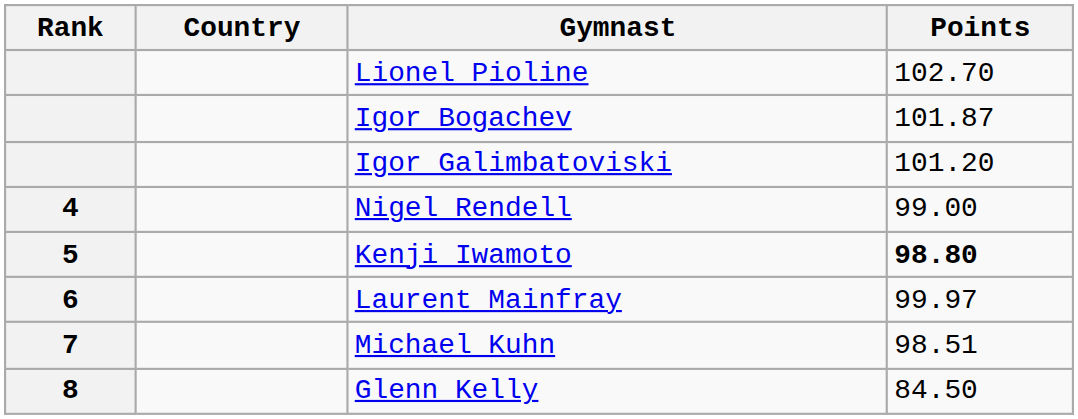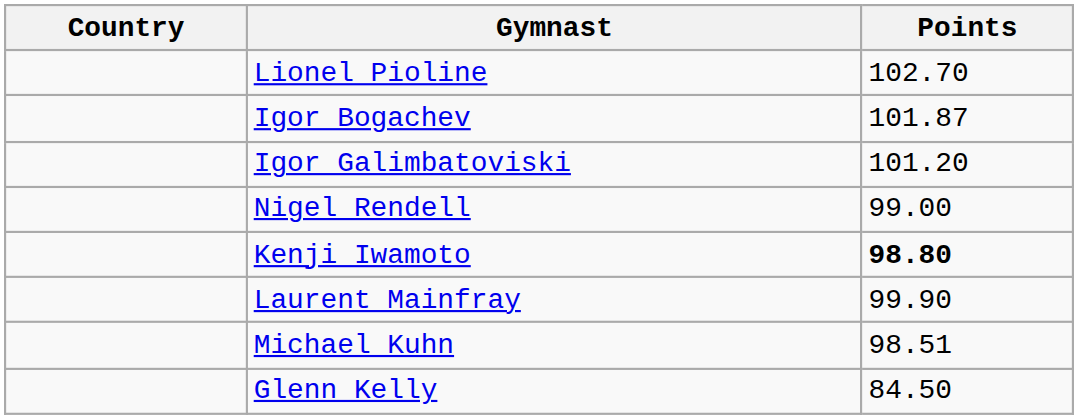- column: (70, 28)
(936, 300) 99.97 -> (910, 300) 99.90
